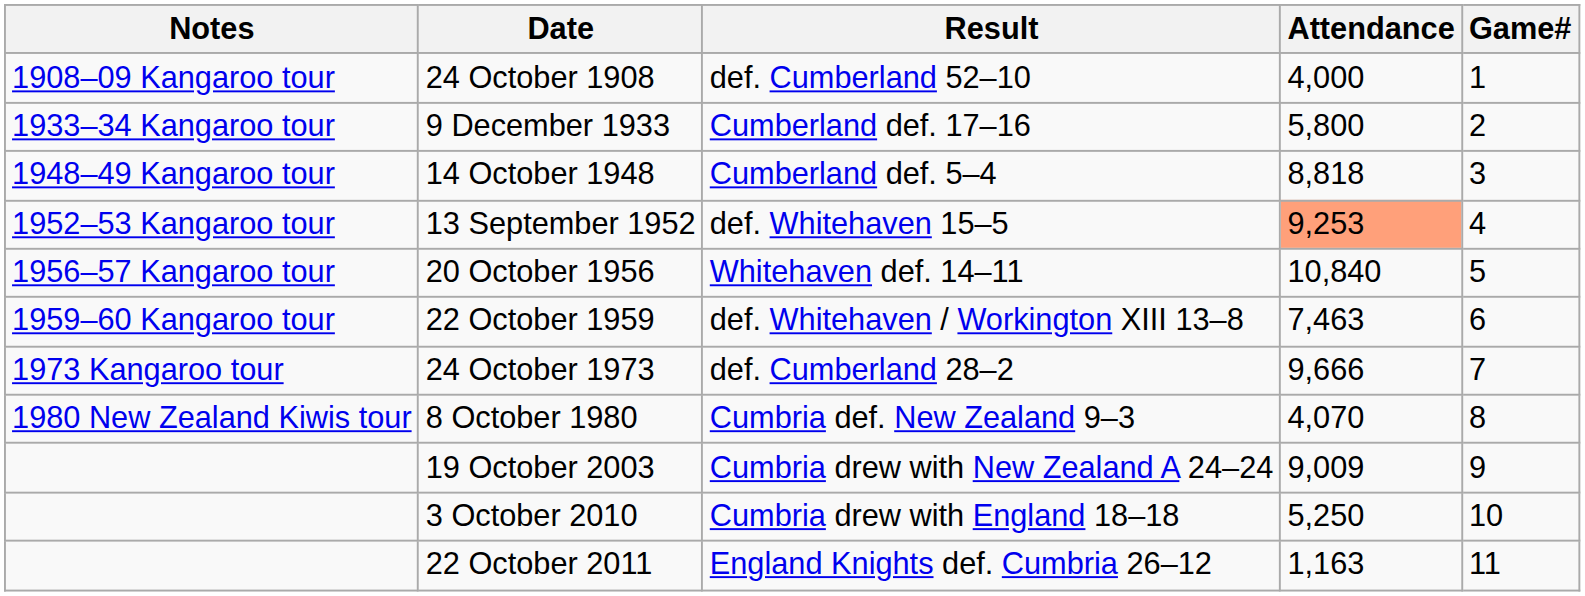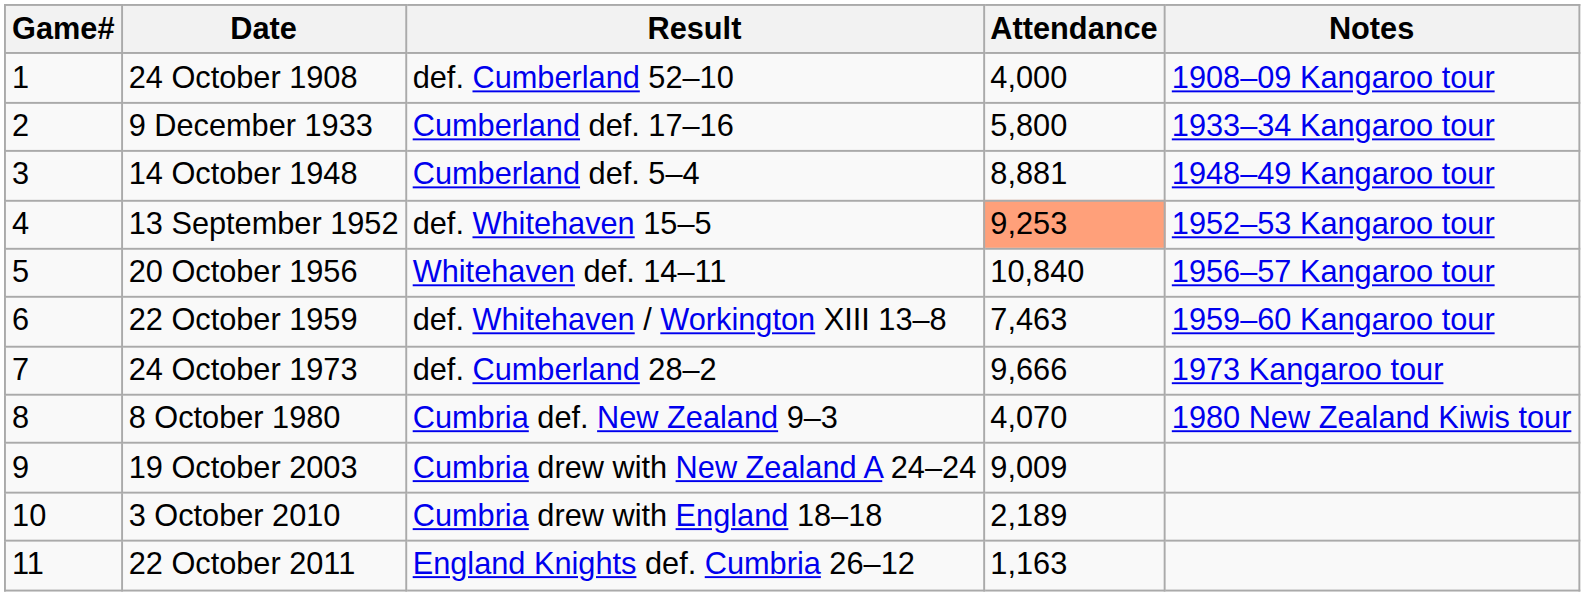columns swapped: (1520, 28) <-> (212, 28)
(1326, 175) 8,818 -> (1029, 175) 8,881
(1326, 516) 5,250 -> (1029, 516) 2,189
